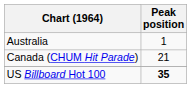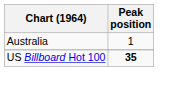- row: (72, 58)
